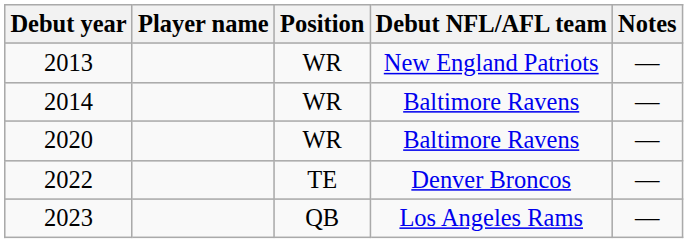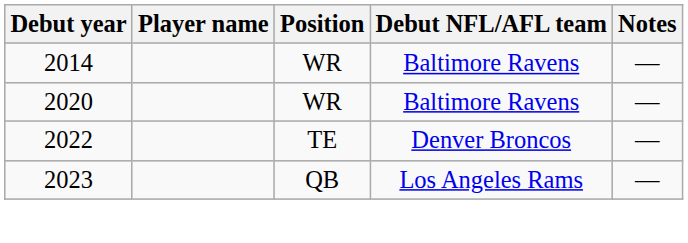- row: (69, 62)
